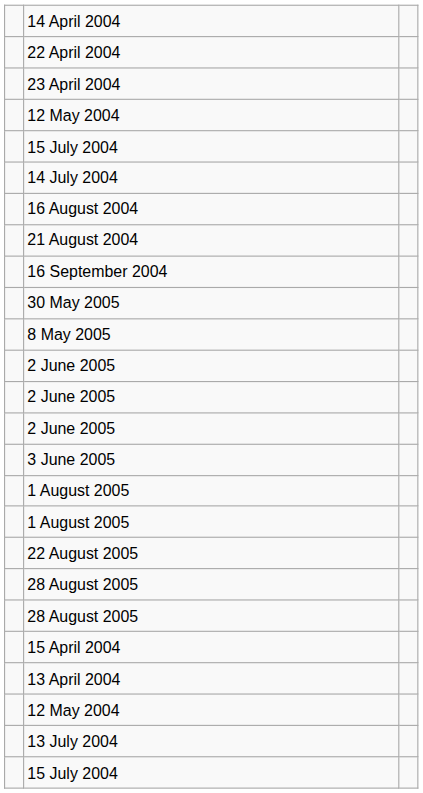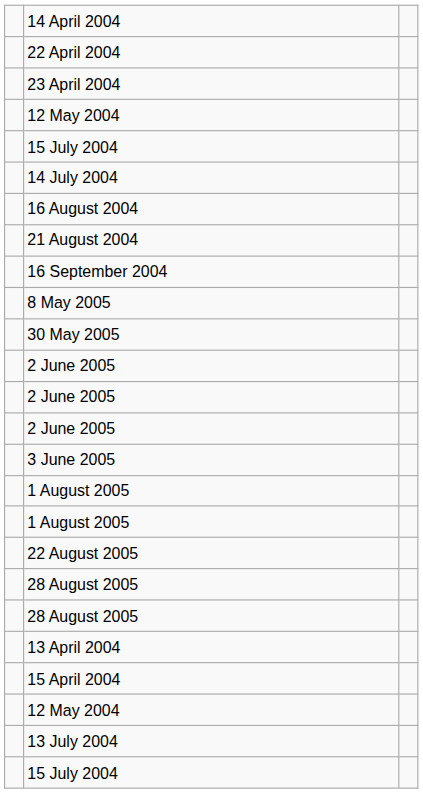rows swapped: (14, 334) <-> (14, 303)
rows swapped: (14, 647) <-> (14, 679)
